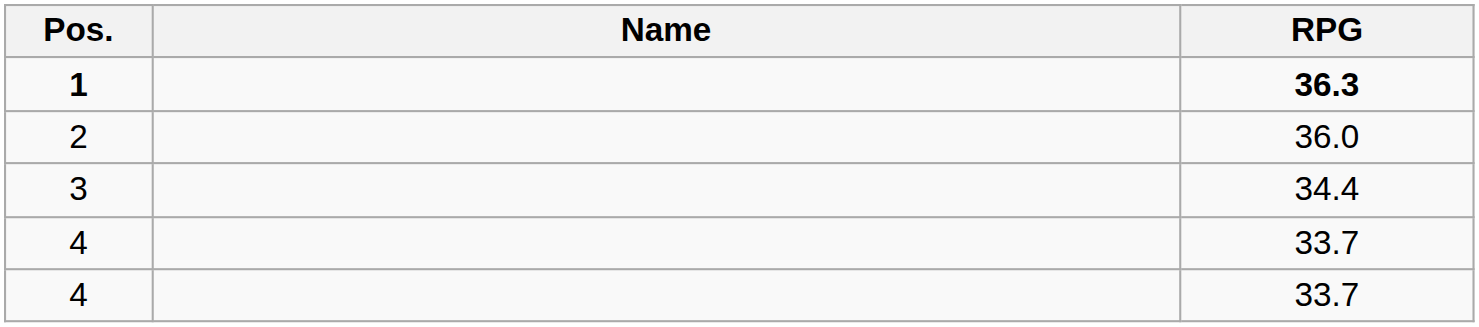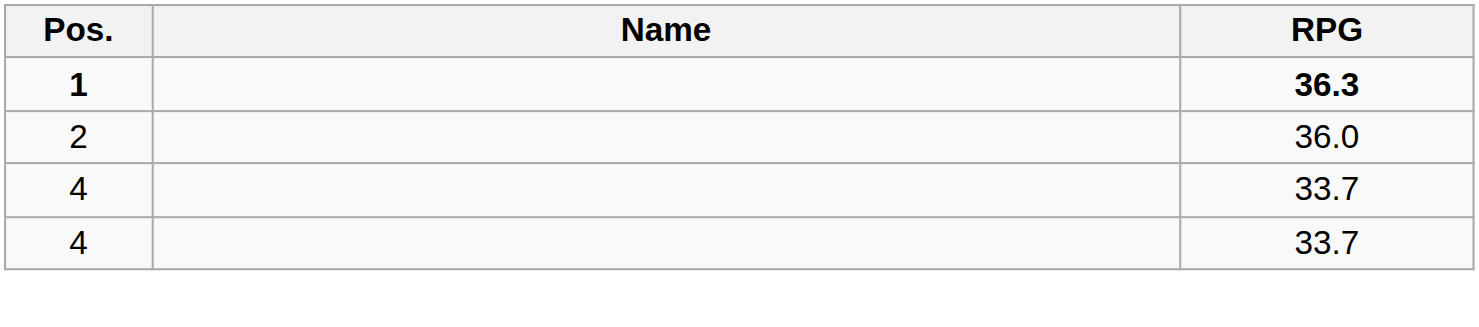- row: (78, 189)
